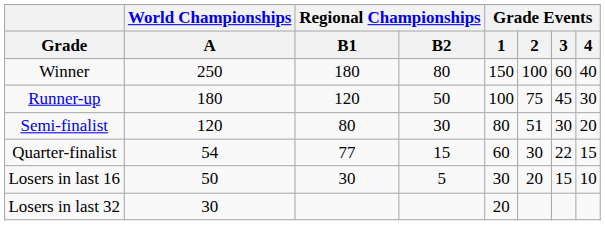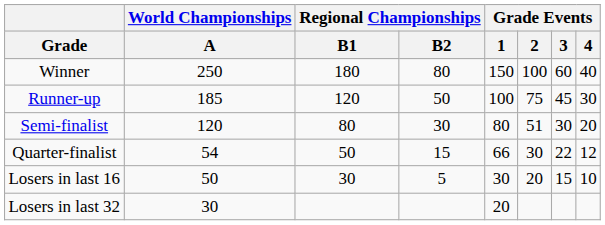(210, 98) 180 -> (210, 98) 185
(347, 152) 77 -> (347, 152) 50
(501, 152) 60 -> (501, 152) 66
(588, 152) 15 -> (588, 152) 12
